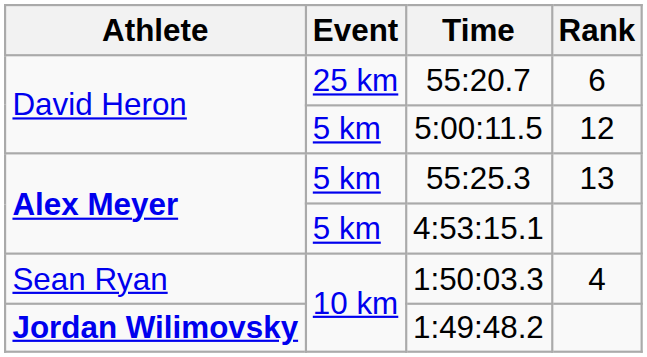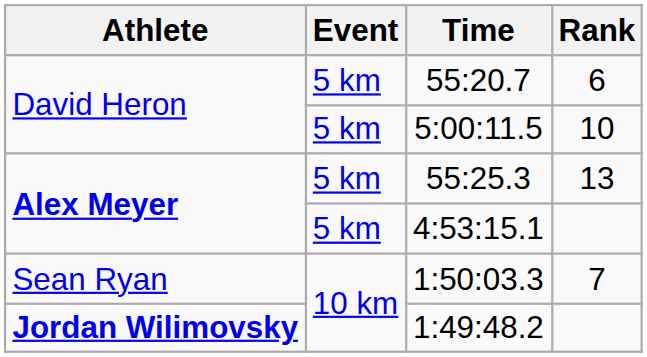(356, 80) 25 km -> (347, 80) 5 km
(597, 129) 12 -> (597, 129) 10
(597, 278) 4 -> (597, 278) 7
